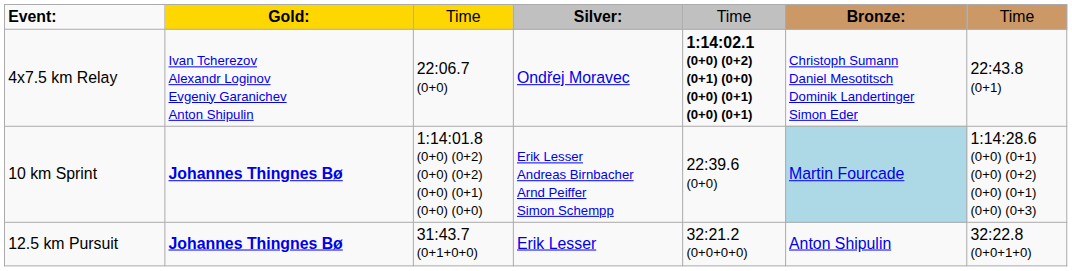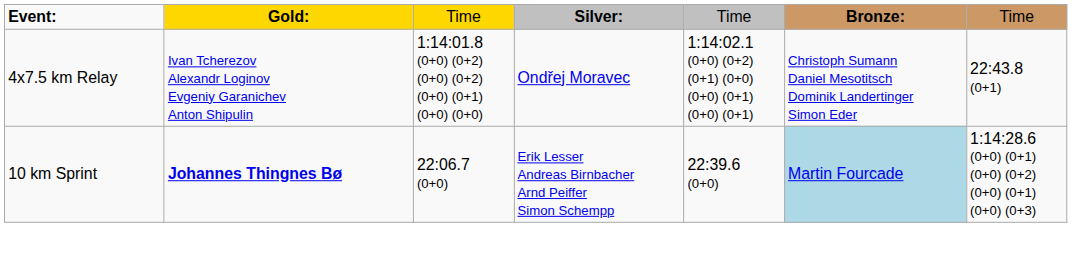(443, 77) 22:06.7 (0+0) -> (450, 77) 1:14:01.8 (0+0) (0+2) (0+0) (0+2) (0+0) (0+1) (0+0) (0+0)
(720, 77) bold -> (721, 77) normal
(450, 174) 1:14:01.8 (0+0) (0+2) (0+0) (0+2) (0+0) (0+1) (0+0) (0+0) -> (443, 174) 22:06.7 (0+0)
- row: (63, 243)
